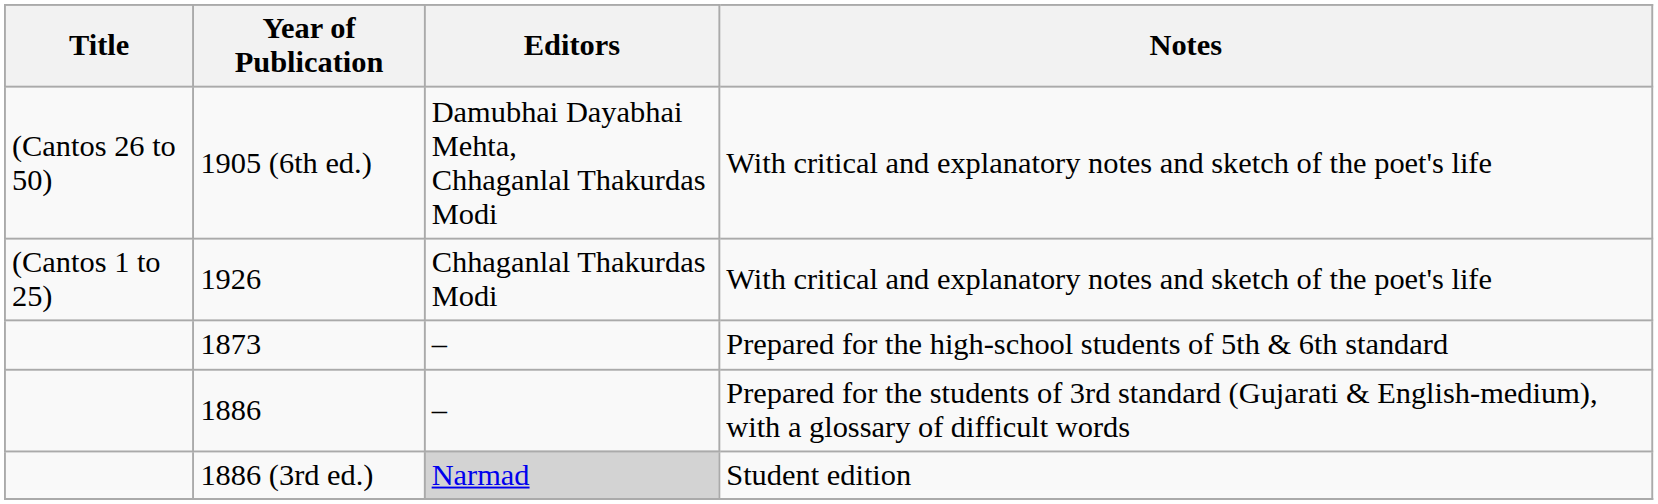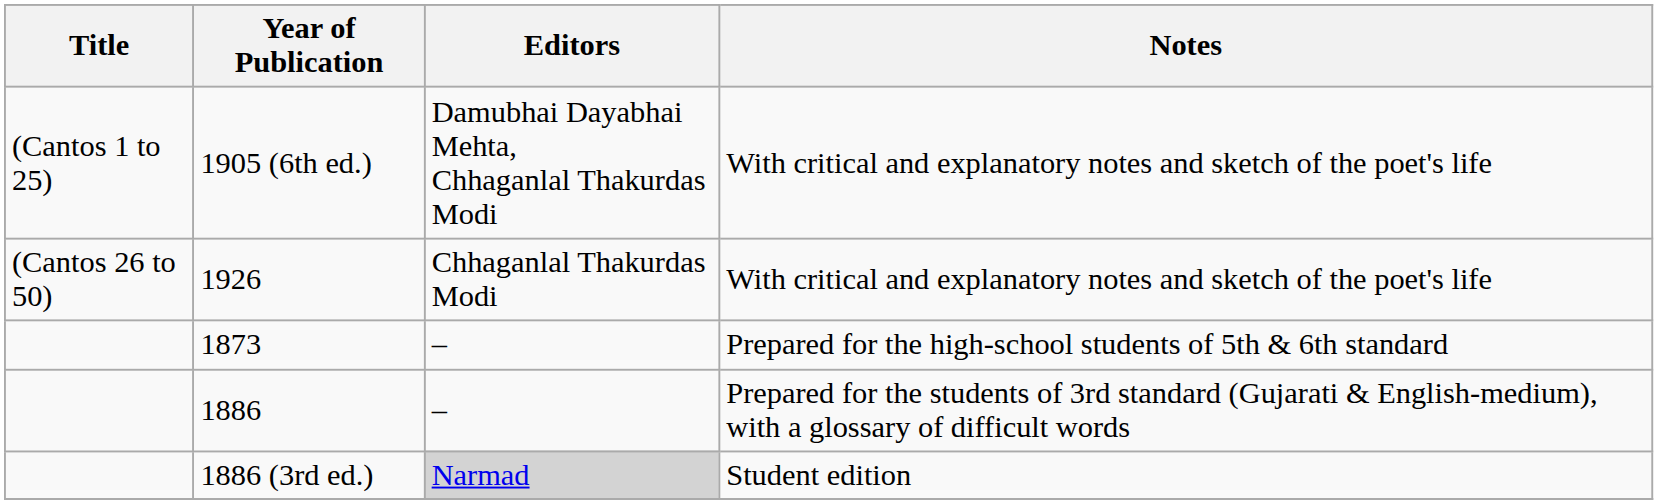(94, 162) (Cantos 26 to 50) -> (86, 162) (Cantos 1 to 25)
(86, 278) (Cantos 1 to 25) -> (94, 278) (Cantos 26 to 50)
